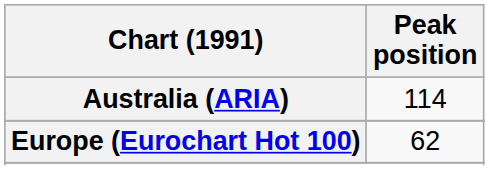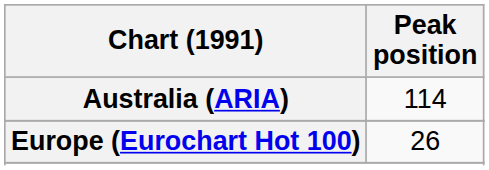(425, 141) 62 -> (425, 141) 26
